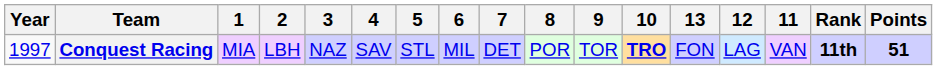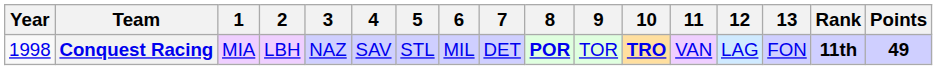columns swapped: (788, 20) <-> (695, 20)
(30, 49) 1997 -> (30, 49) 1998
(550, 49) normal -> (550, 49) bold
(899, 49) 51 -> (899, 49) 49
